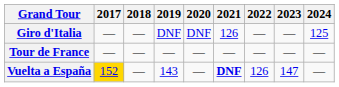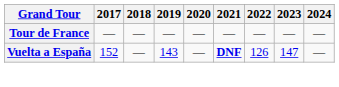- row: (49, 33)
(109, 71) gold background -> (109, 52) no background
